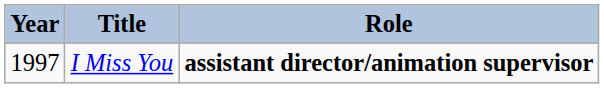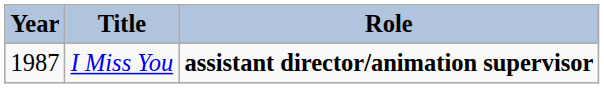(35, 62) 1997 -> (35, 62) 1987
